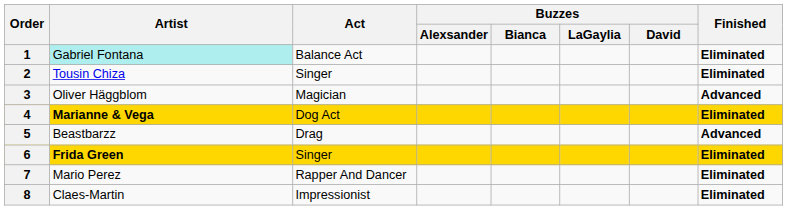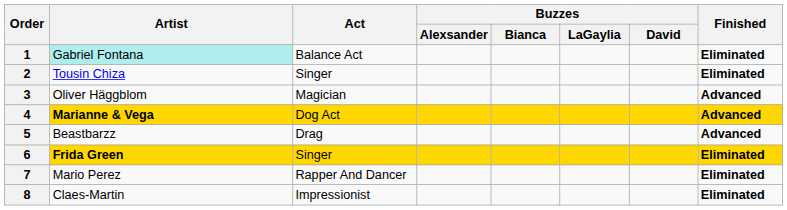(733, 114) Eliminated -> (731, 114) Advanced
